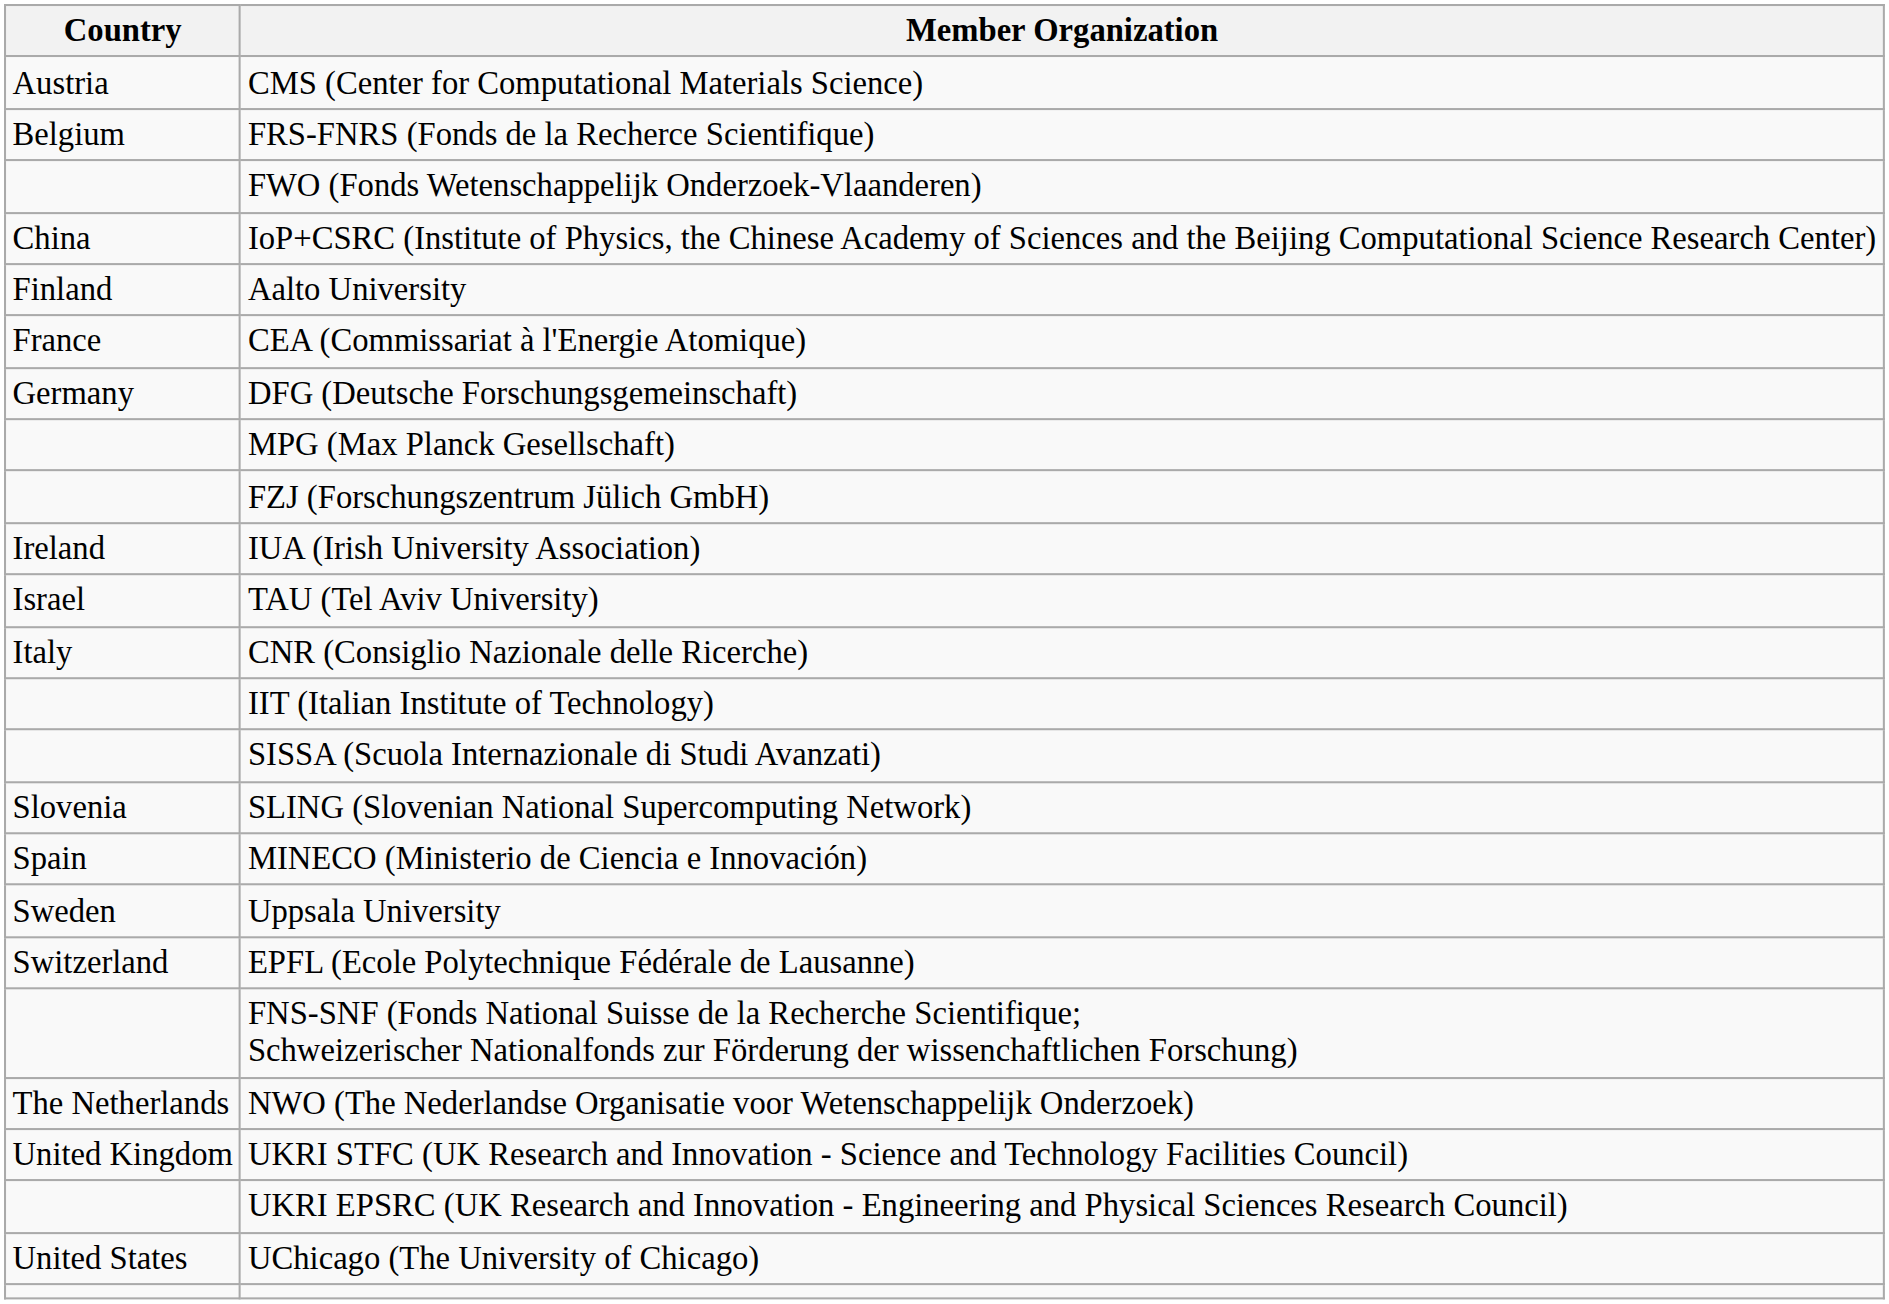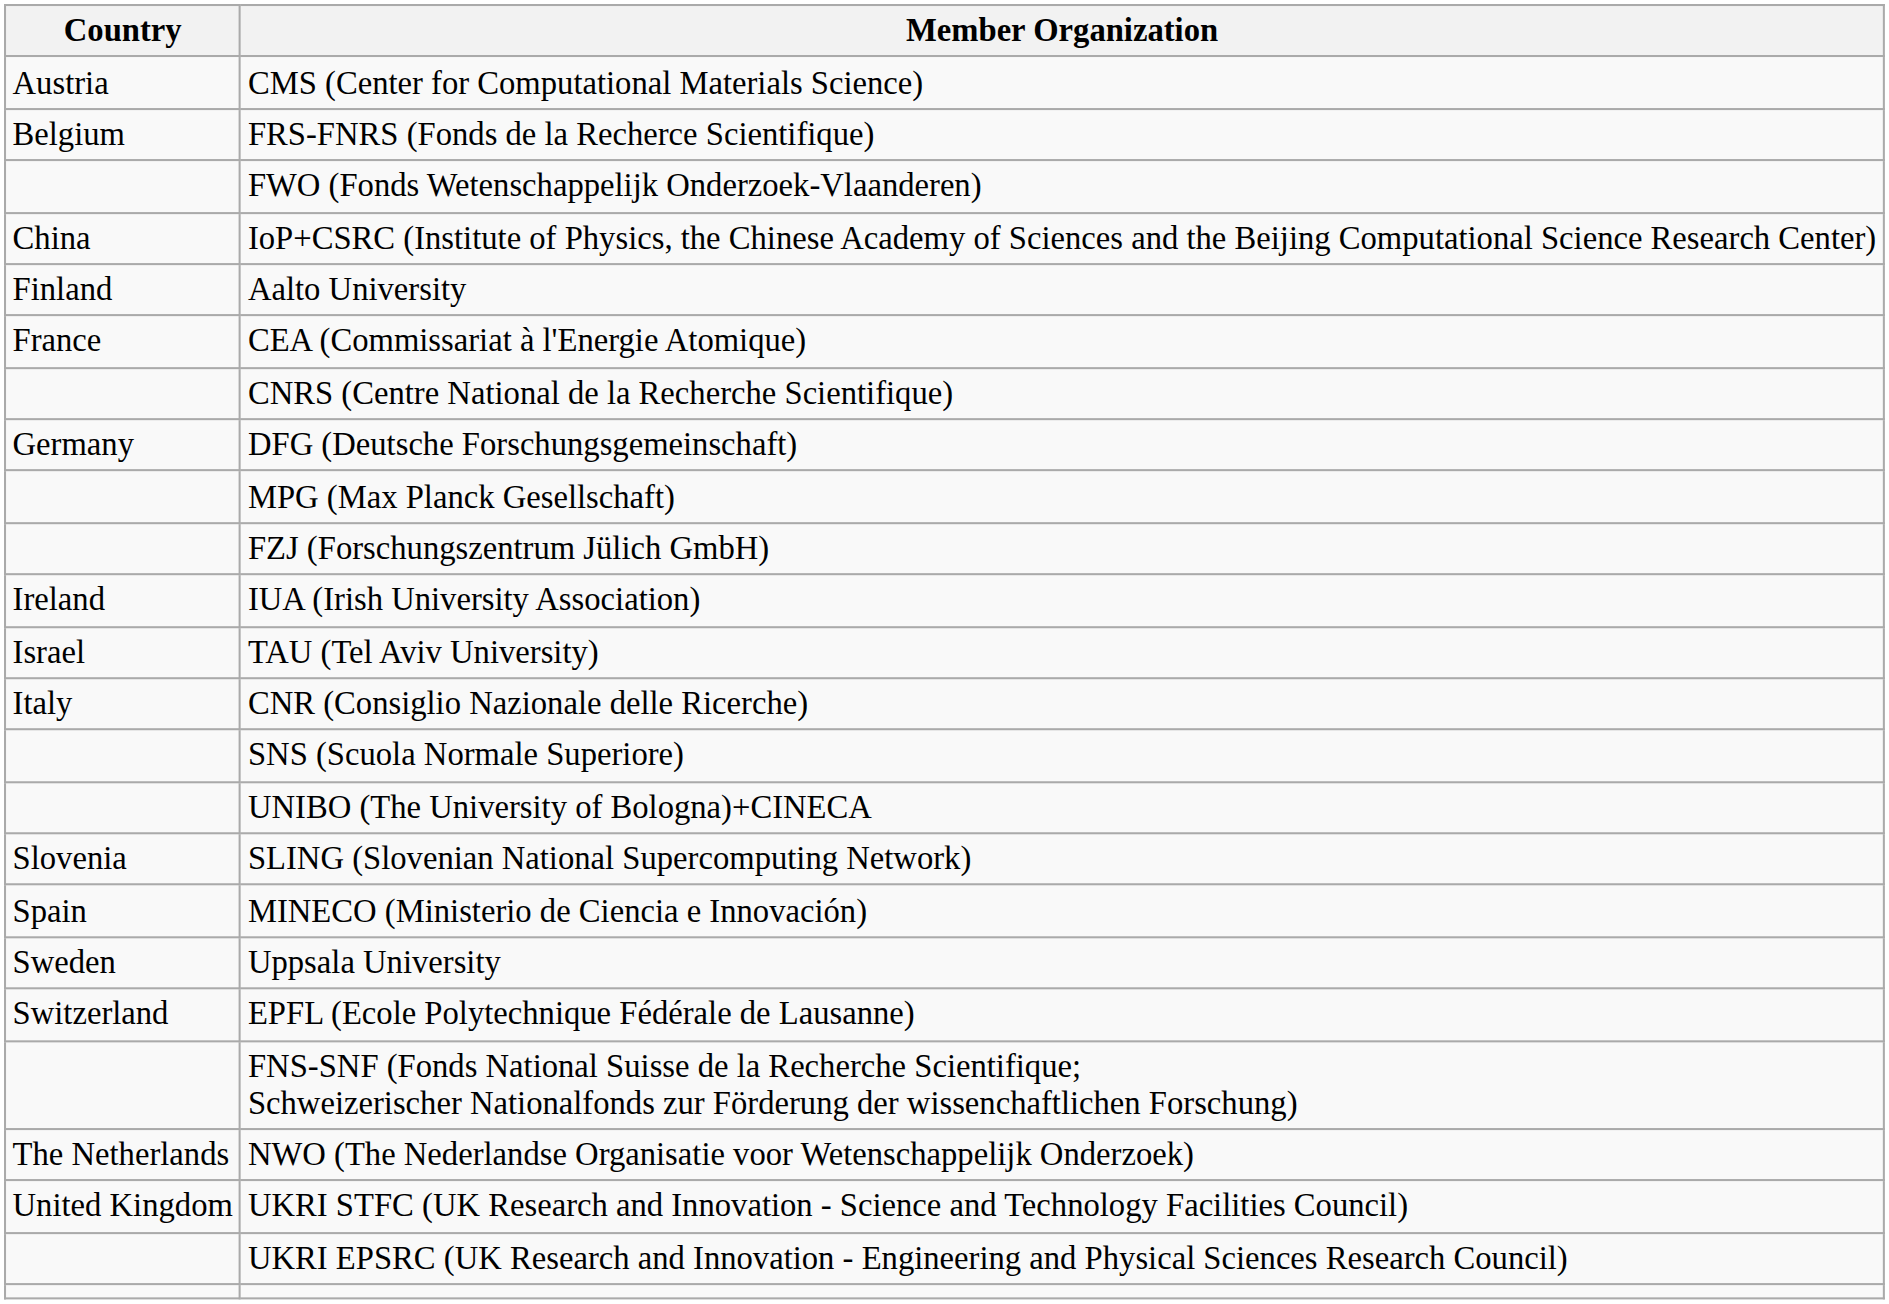+ row: (600, 392)
- row: (481, 703)
- row: (564, 755)
+ row: (466, 755)
+ row: (560, 806)
- row: (504, 1257)
